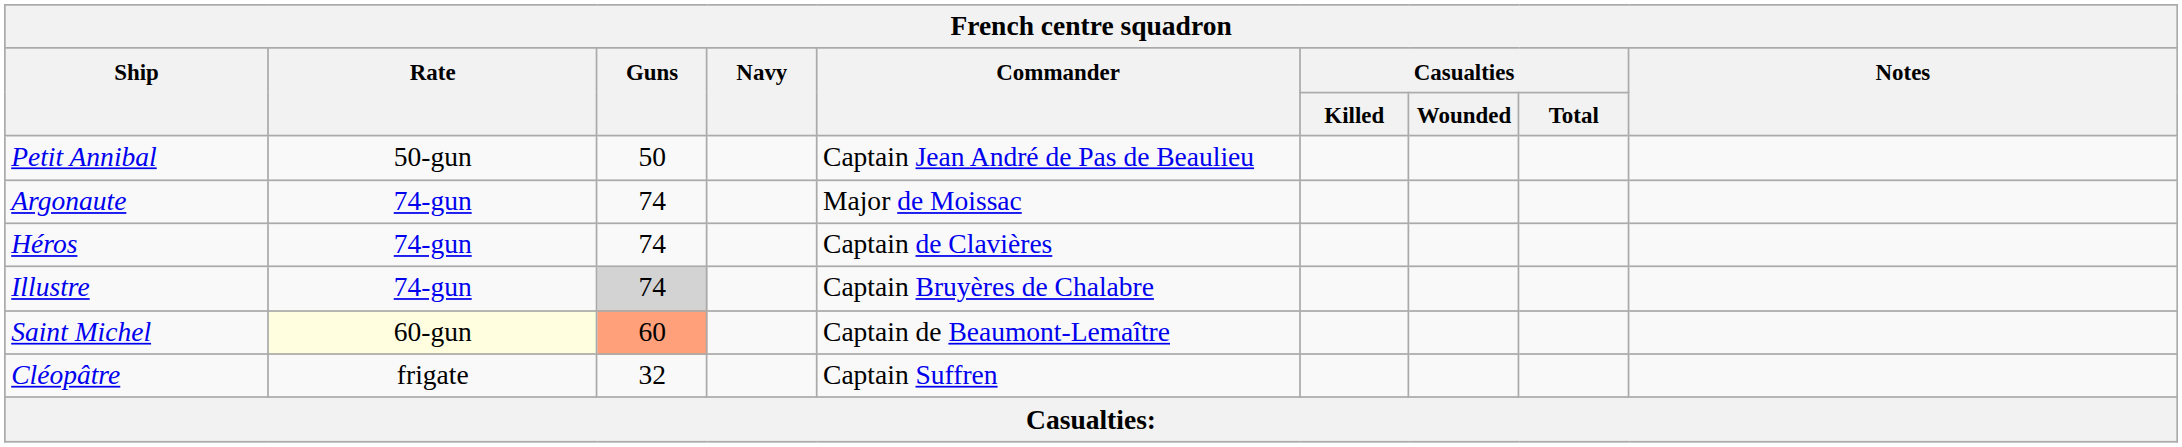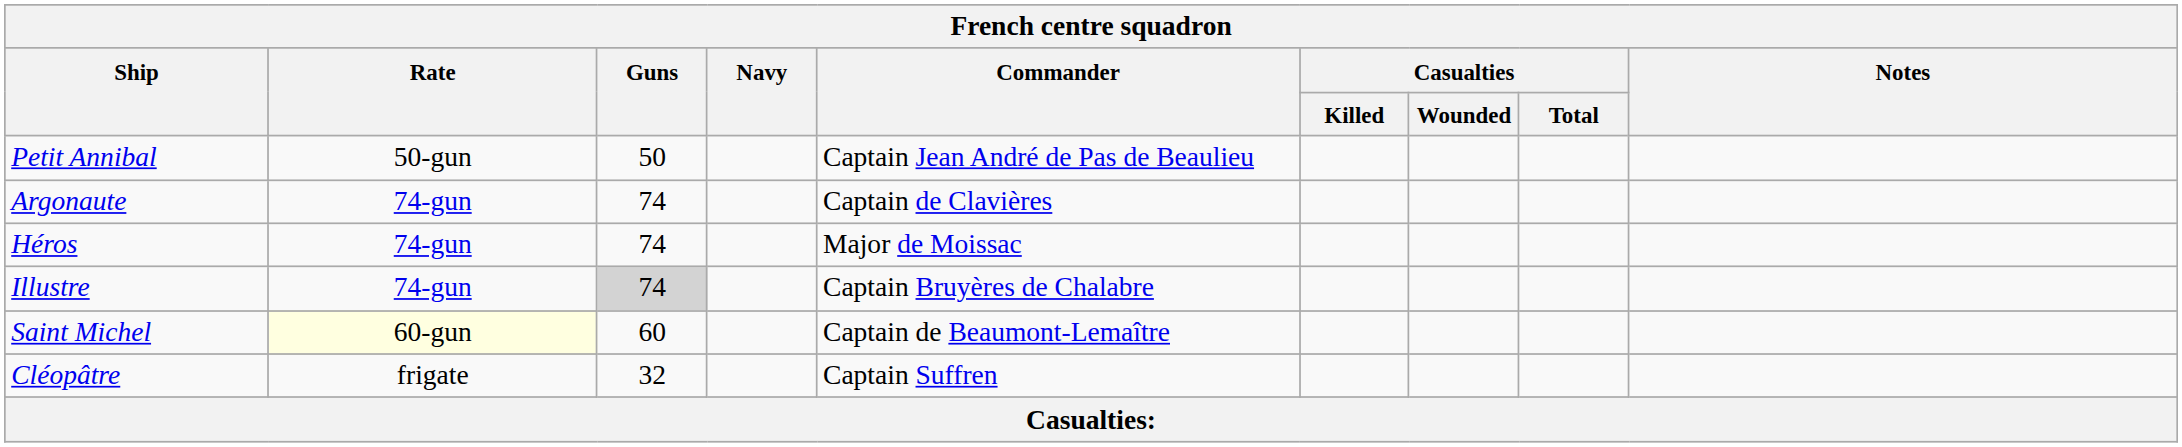(922, 200) Major de Moissac -> (938, 200) Captain de Clavières
(938, 244) Captain de Clavières -> (922, 244) Major de Moissac
(652, 331) lightsalmon background -> (652, 331) no background
